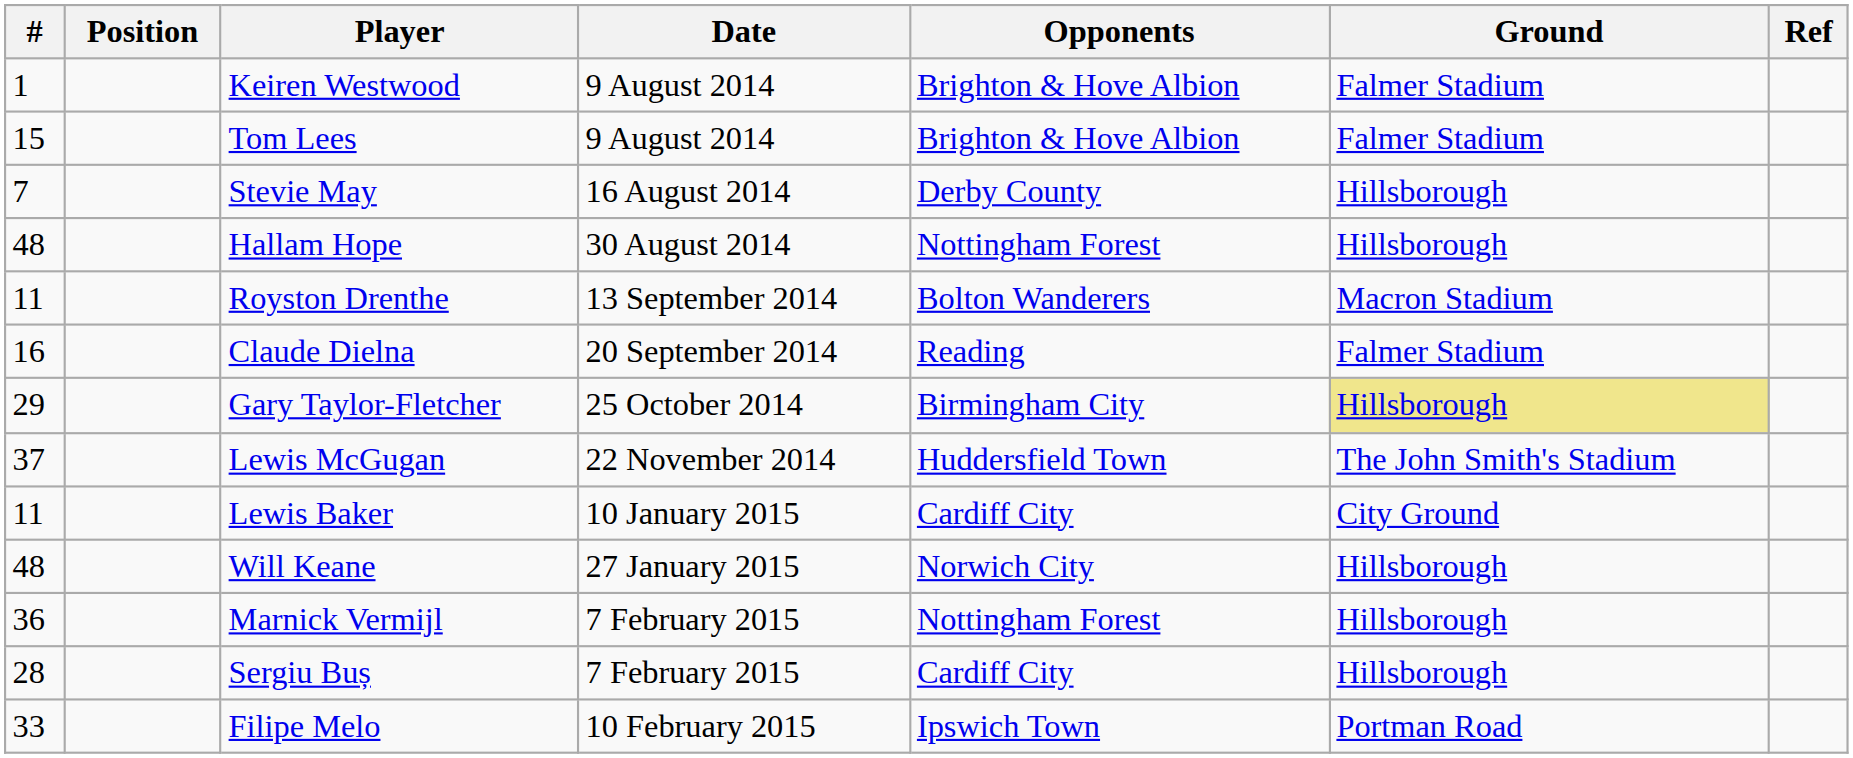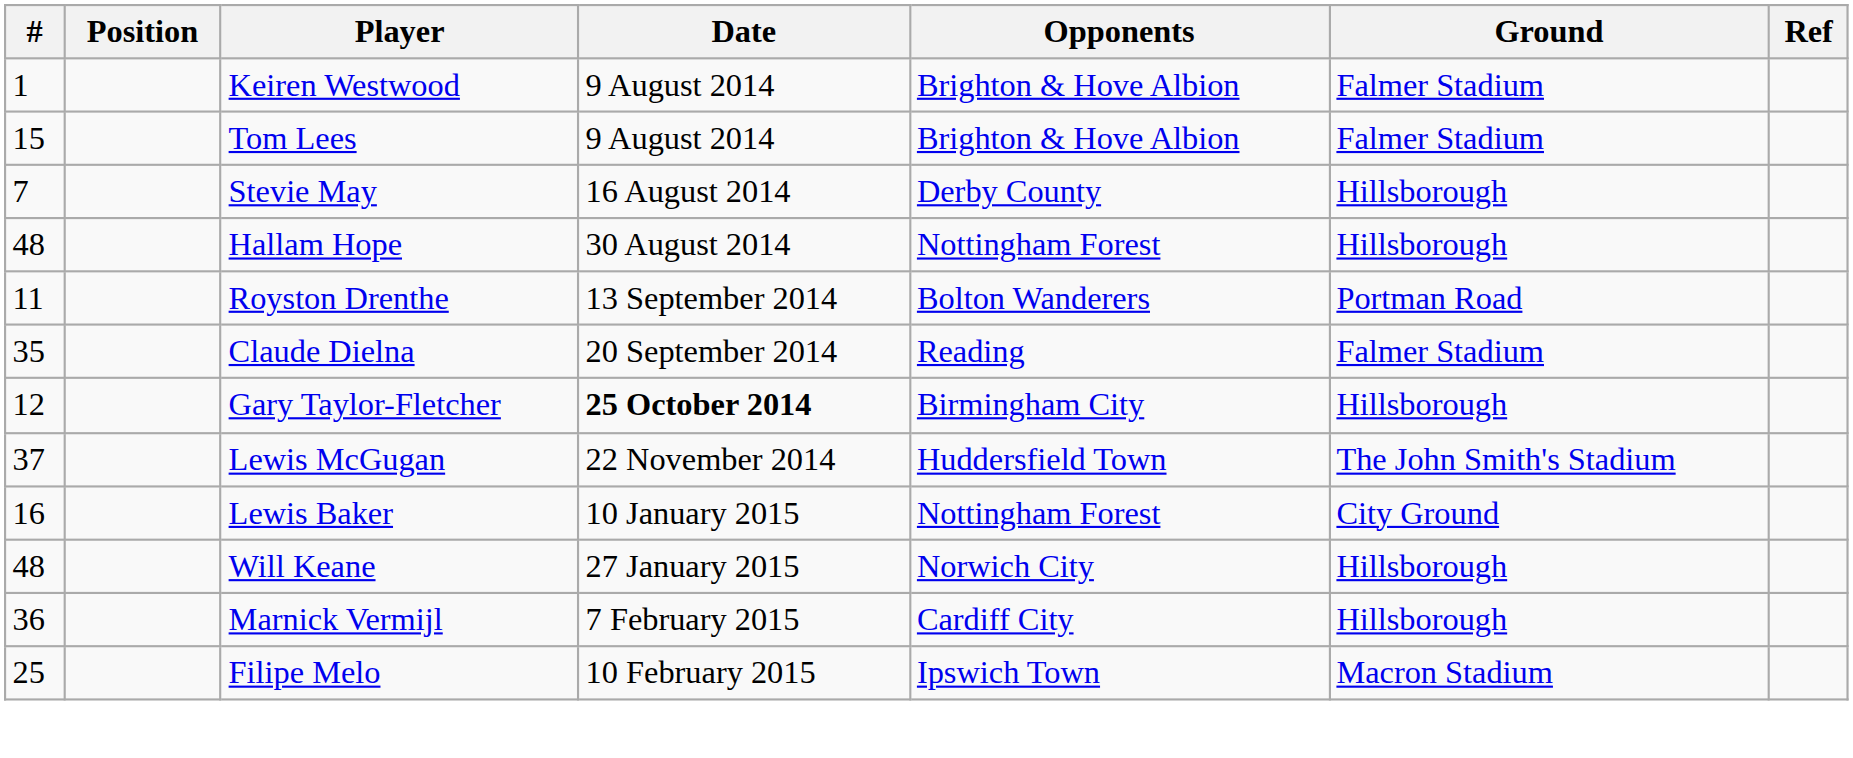(1445, 298) Macron Stadium -> (1429, 298) Portman Road
(29, 351) 16 -> (29, 351) 35
(29, 405) 29 -> (29, 405) 12
(694, 405) normal -> (699, 405) bold
(1422, 405) khaki background -> (1422, 405) no background
(28, 511) 11 -> (29, 511) 16
(995, 511) Cardiff City -> (1039, 511) Nottingham Forest
(1039, 618) Nottingham Forest -> (995, 618) Cardiff City
- row: (300, 671)
(29, 725) 33 -> (29, 671) 25
(1429, 725) Portman Road -> (1445, 671) Macron Stadium
